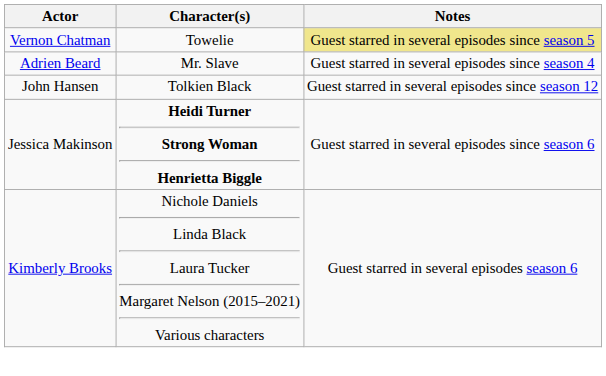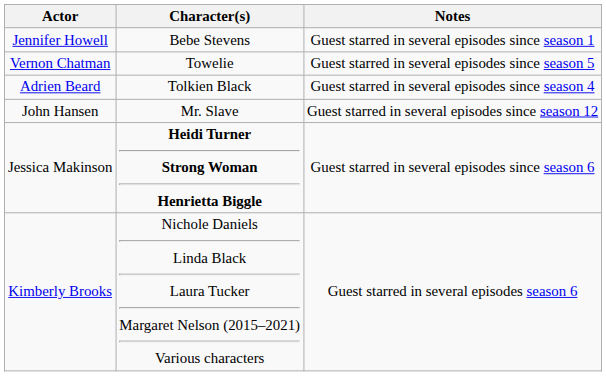+ row: (60, 39)
(453, 39) khaki background -> (453, 63) no background
(210, 63) Mr. Slave -> (210, 87) Tolkien Black
(210, 87) Tolkien Black -> (210, 110) Mr. Slave
